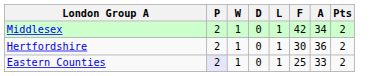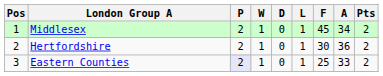+ column: (16, 13)
(300, 30) 42 -> (323, 30) 45
